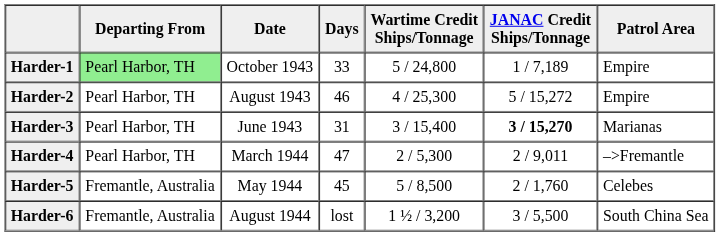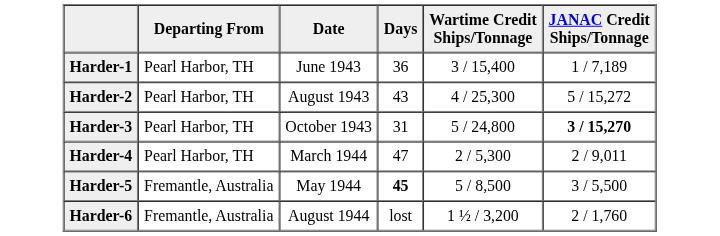- column: (656, 28)
(140, 67) lightgreen background -> (199, 67) no background
(270, 67) October 1943 -> (329, 67) June 1943
(342, 67) 33 -> (401, 67) 36
(424, 67) 5 / 24,800 -> (483, 67) 3 / 15,400
(342, 97) 46 -> (401, 97) 43
(270, 126) June 1943 -> (329, 126) October 1943
(424, 126) 3 / 15,400 -> (483, 126) 5 / 24,800
(342, 186) normal -> (401, 186) bold
(540, 186) 2 / 1,760 -> (599, 186) 3 / 5,500
(540, 215) 3 / 5,500 -> (599, 215) 2 / 1,760
